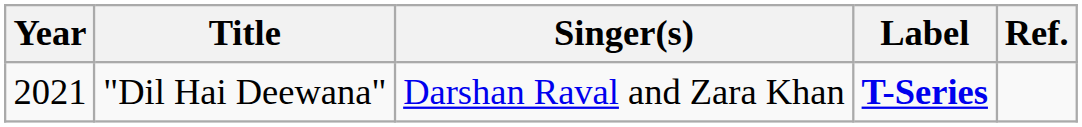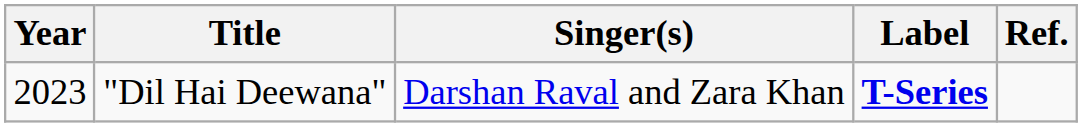(50, 91) 2021 -> (50, 91) 2023
